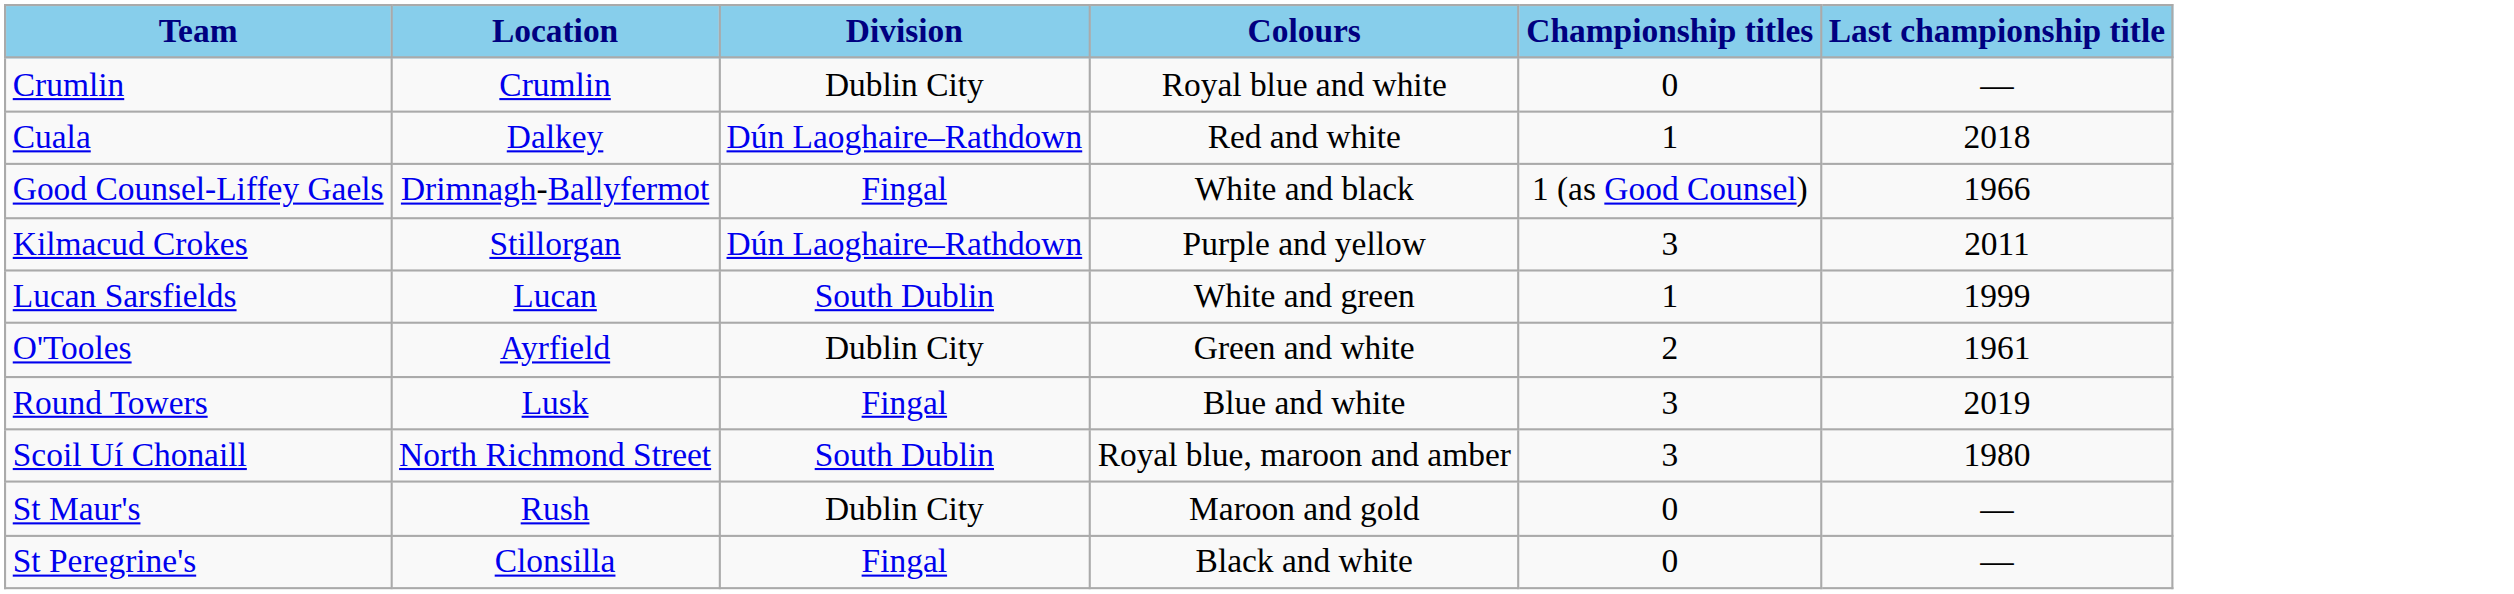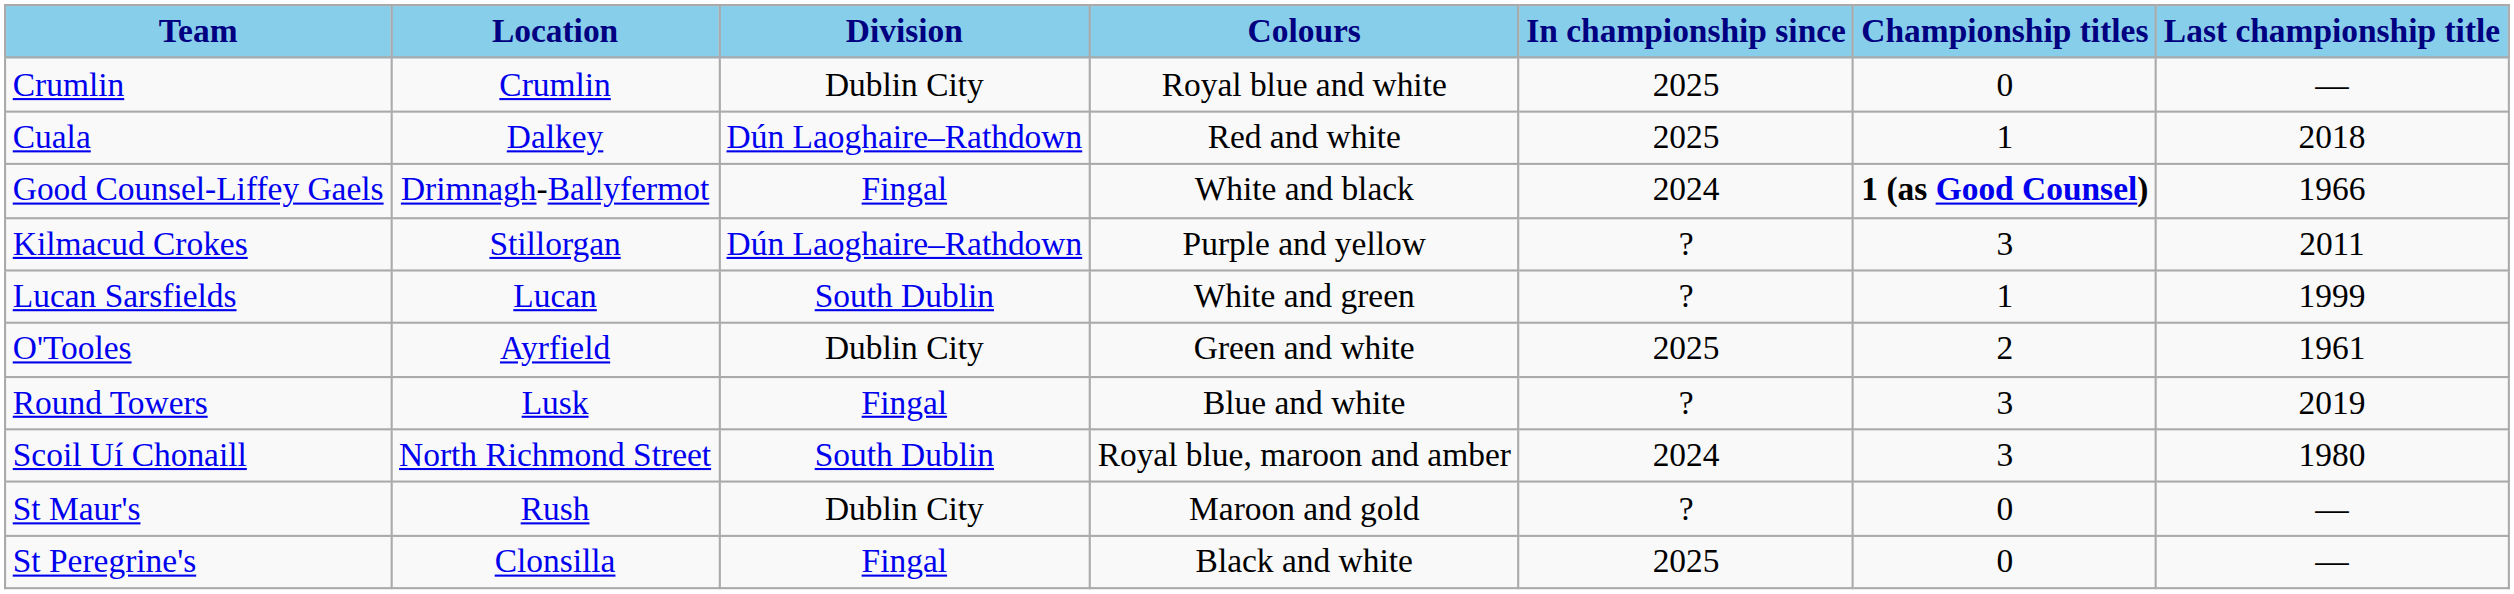+ column: (1686, 31)
(1670, 190) normal -> (2005, 190) bold
